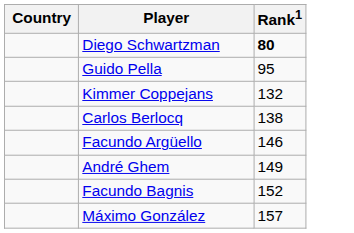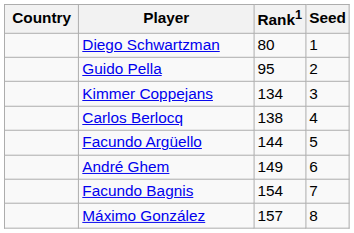+ column: (328, 18)
(266, 45) bold -> (266, 45) normal
(270, 93) 132 -> (270, 93) 134
(270, 142) 146 -> (270, 142) 144
(270, 191) 152 -> (270, 191) 154
